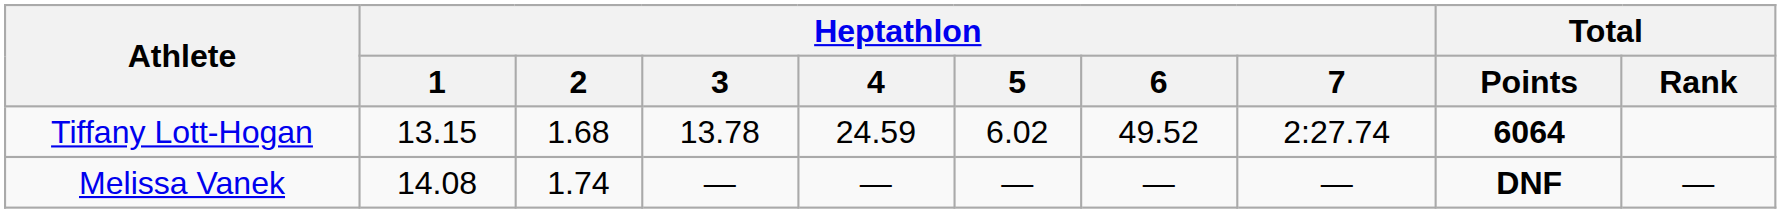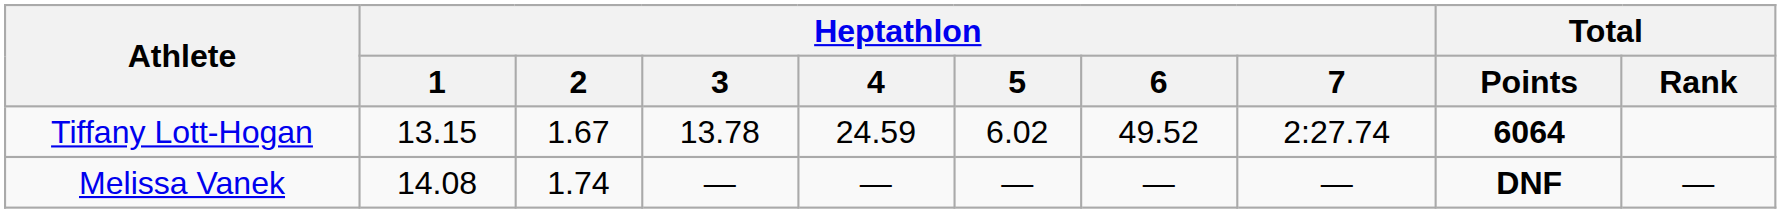(578, 132) 1.68 -> (578, 132) 1.67
